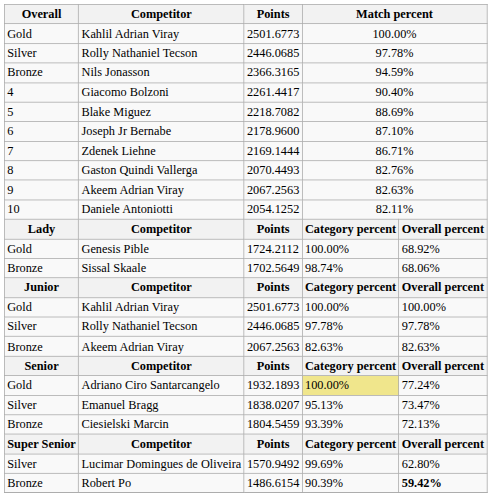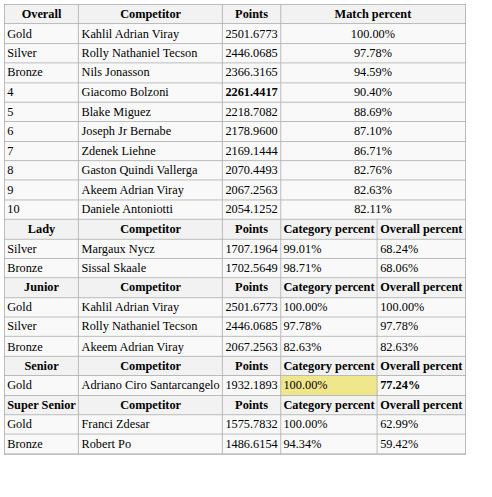(273, 92) normal -> (252, 92) bold
- row: (20, 248)
+ row: (22, 248)
(324, 268) 98.74% -> (302, 268) 98.71%
(421, 385) normal -> (400, 385) bold
- row: (22, 405)
- row: (25, 424)
+ row: (20, 424)
- row: (22, 463)
(324, 483) 90.39% -> (302, 444) 94.34%
(422, 483) bold -> (399, 444) normal
